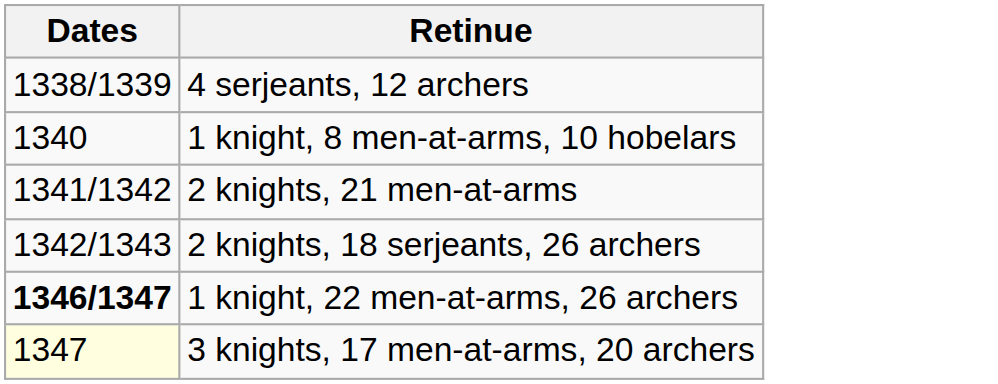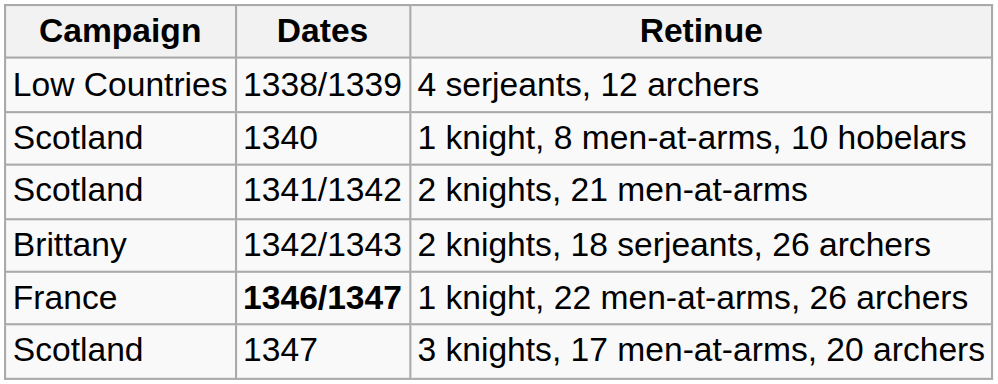+ column: (120, 31)
(50, 350) lightyellow background -> (280, 350) no background
